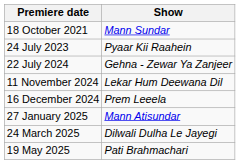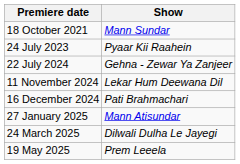(135, 99) Prem Leeela -> (146, 99) Pati Brahmachari
(146, 151) Pati Brahmachari -> (135, 151) Prem Leeela
